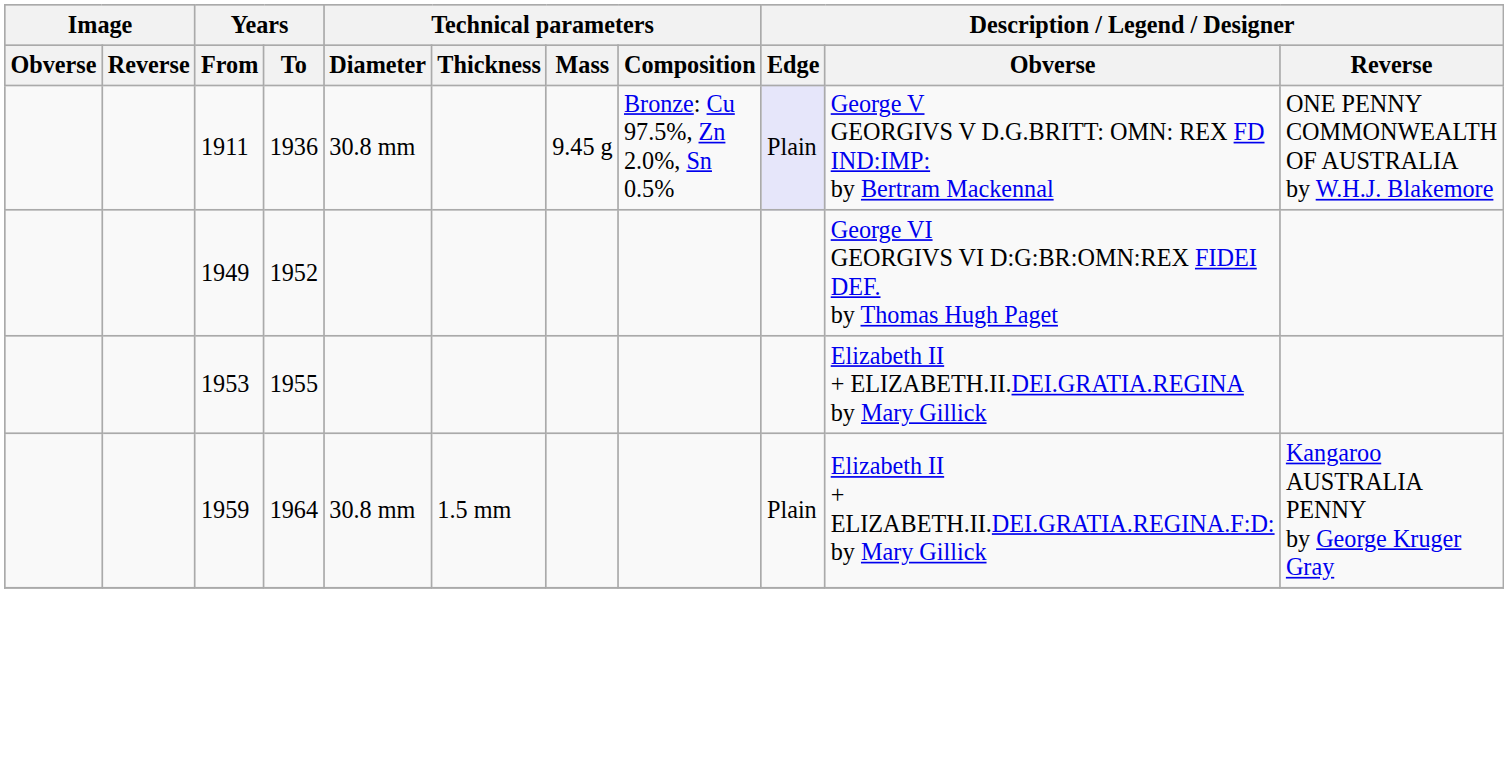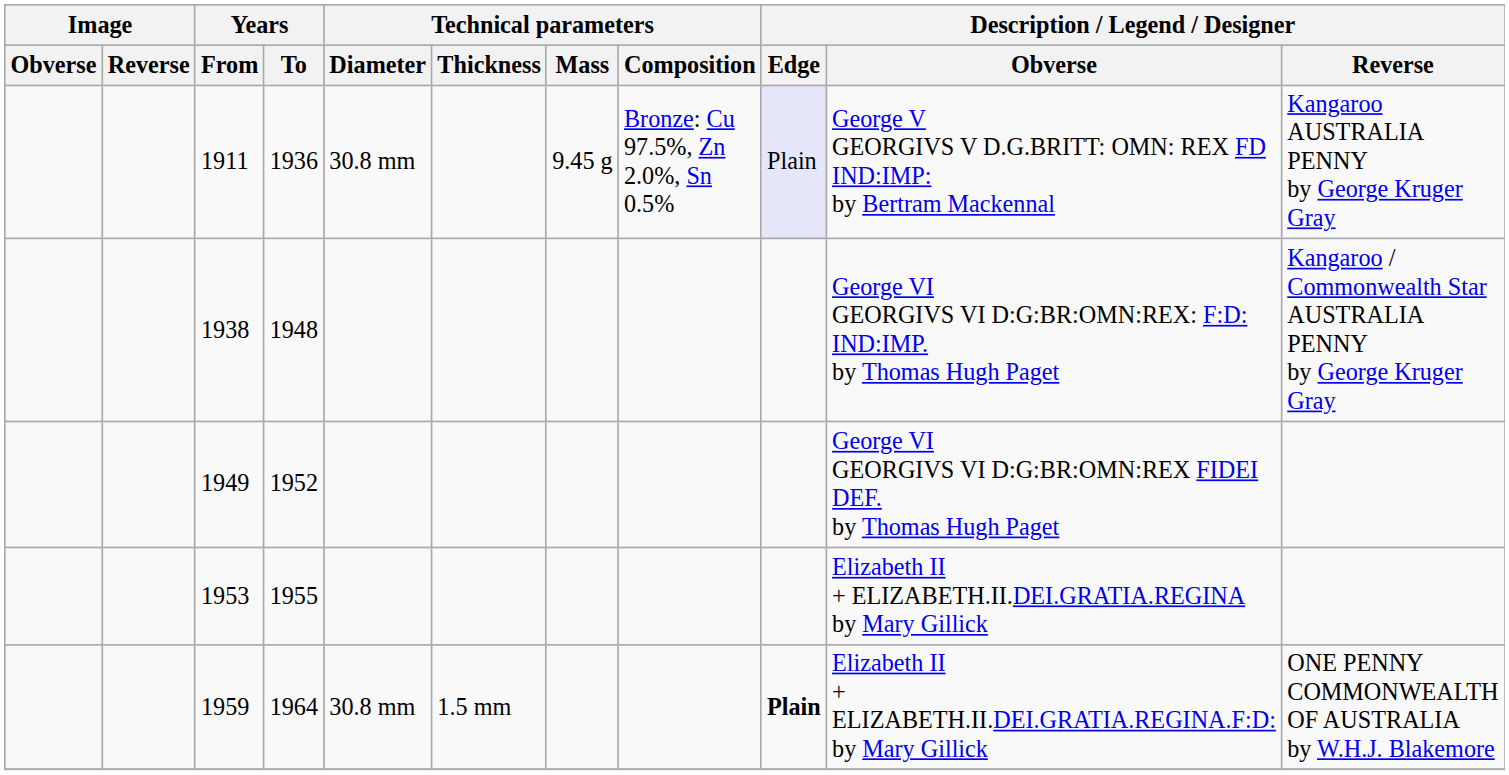(1392, 147) ONE PENNY COMMONWEALTH OF AUSTRALIA by W.H.J. Blakemore -> (1375, 161) Kangaroo AUSTRALIA PENNY by George Kruger Gray
+ row: (225, 330)
(792, 509) normal -> (794, 706) bold
(1374, 509) Kangaroo AUSTRALIA PENNY by George Kruger Gray -> (1393, 706) ONE PENNY COMMONWEALTH OF AUSTRALIA by W.H.J. Blakemore
